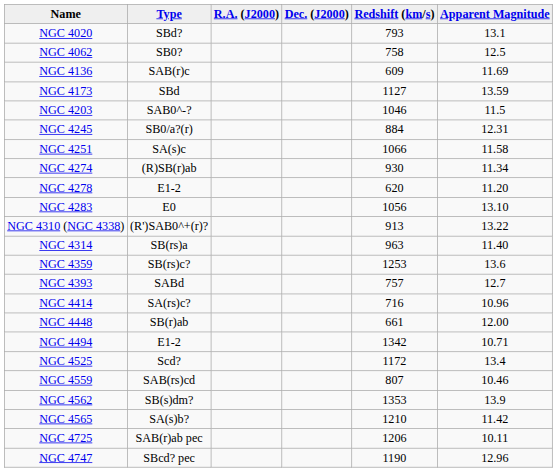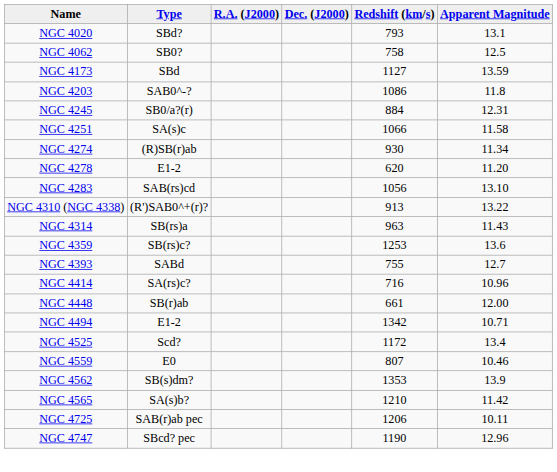- row: (66, 71)
(394, 110) 1046 -> (394, 91) 1086
(495, 110) 11.5 -> (495, 91) 11.8
(169, 206) E0 -> (169, 187) SAB(rs)cd
(495, 245) 11.40 -> (495, 226) 11.43
(394, 284) 757 -> (394, 264) 755
(169, 380) SAB(rs)cd -> (169, 361) E0
